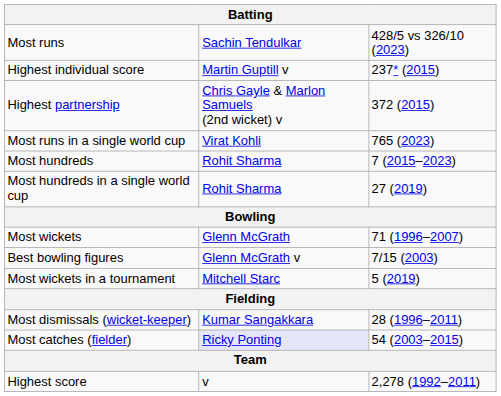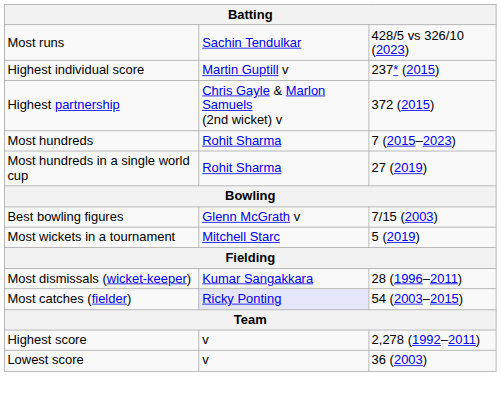- row: (96, 140)
- row: (44, 237)
+ row: (46, 360)
